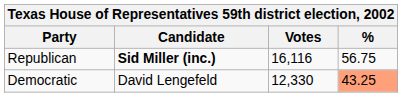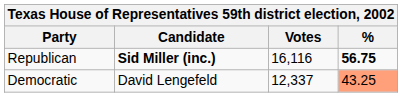(359, 59) normal -> (359, 59) bold
(292, 80) 12,330 -> (292, 80) 12,337
